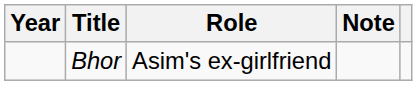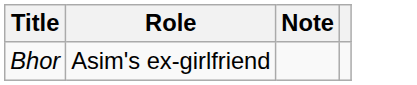- column: (35, 23)
